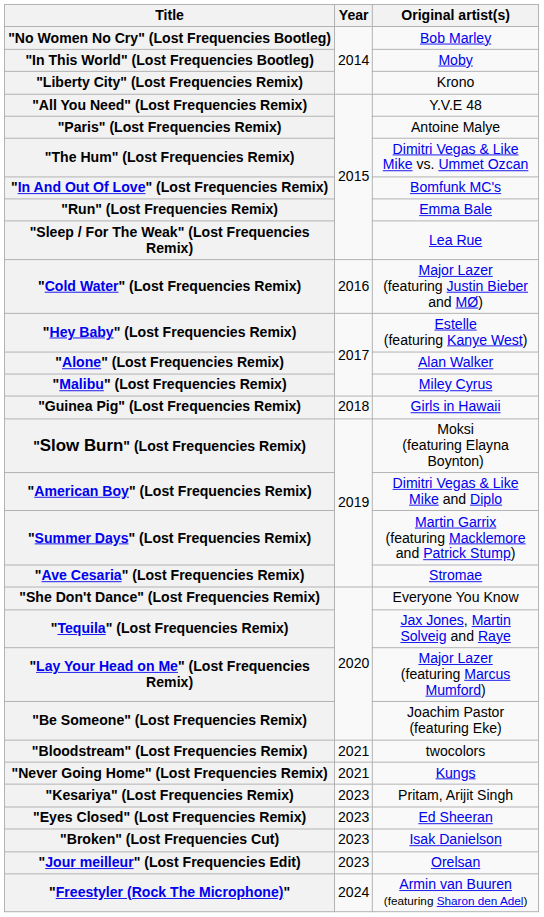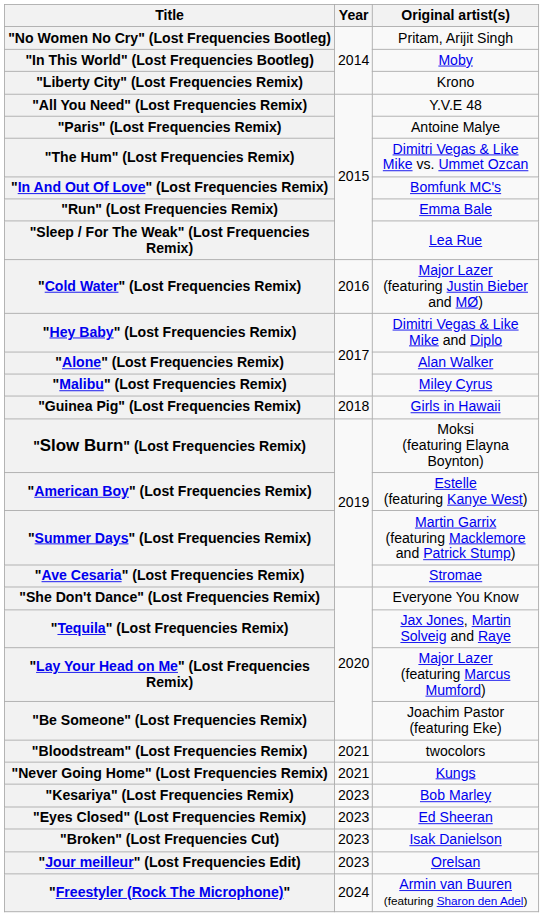(456, 37) Bob Marley -> (456, 37) Pritam, Arijit Singh
(456, 332) Estelle (featuring Kanye West) -> (456, 332) Dimitri Vegas & Like Mike and Diplo
(456, 491) Dimitri Vegas & Like Mike and Diplo -> (456, 491) Estelle (featuring Kanye West)
(456, 795) Pritam, Arijit Singh -> (456, 795) Bob Marley
